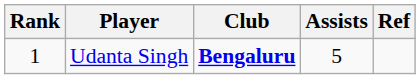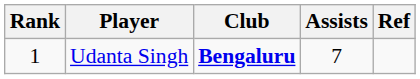(337, 55) 5 -> (337, 55) 7
